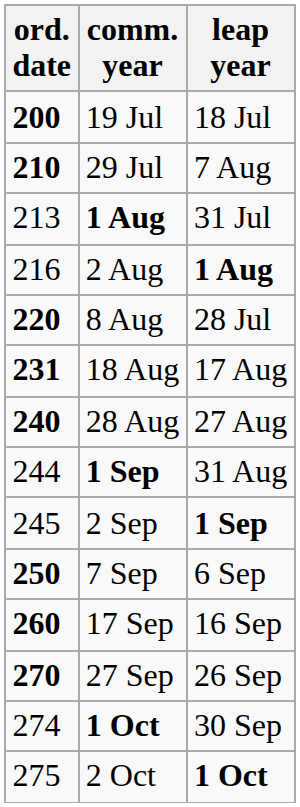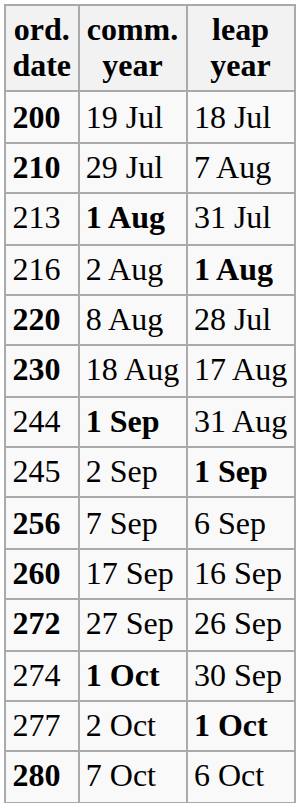(36, 370) 231 -> (36, 370) 230
- row: (132, 421)
(36, 573) 250 -> (36, 522) 256
(36, 674) 270 -> (36, 624) 272
(36, 776) 275 -> (36, 725) 277
+ row: (121, 776)
